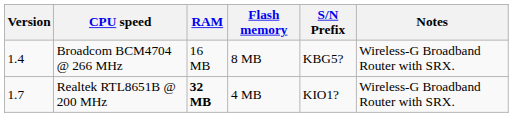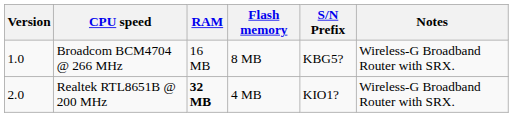(16, 58) 1.4 -> (16, 58) 1.0
(16, 94) 1.7 -> (16, 94) 2.0
